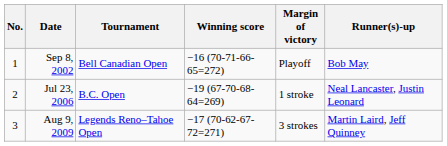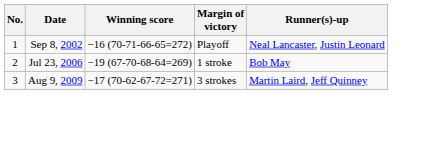- column: (130, 26)
(348, 64) Bob May -> (317, 44) Neal Lancaster, Justin Leonard
(376, 95) Neal Lancaster, Justin Leonard -> (270, 62) Bob May
